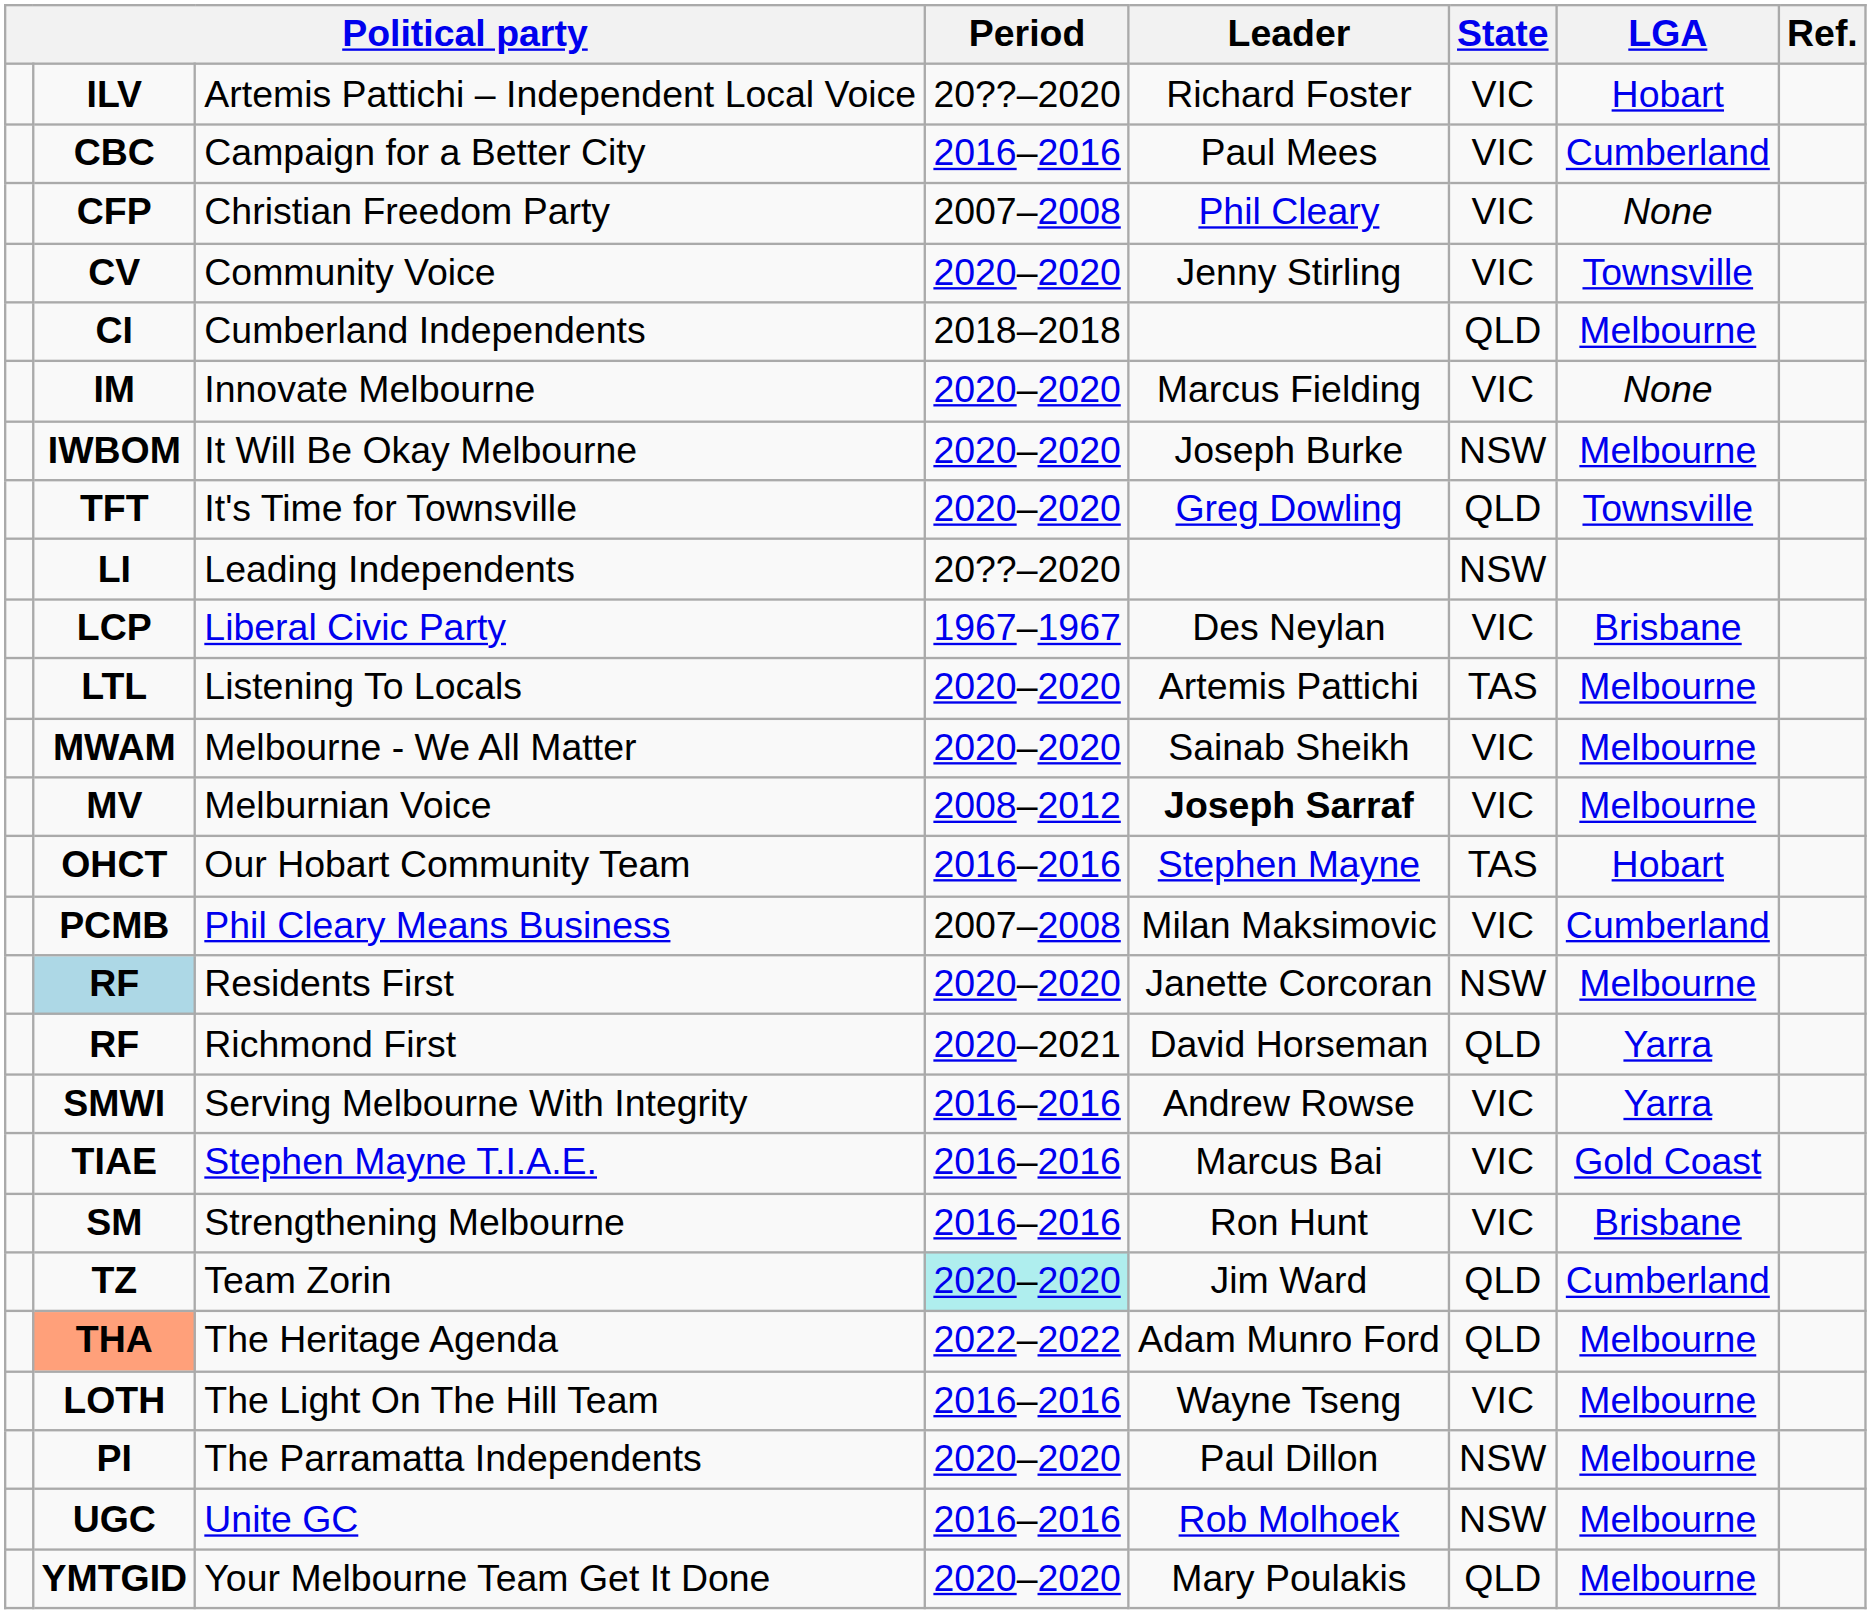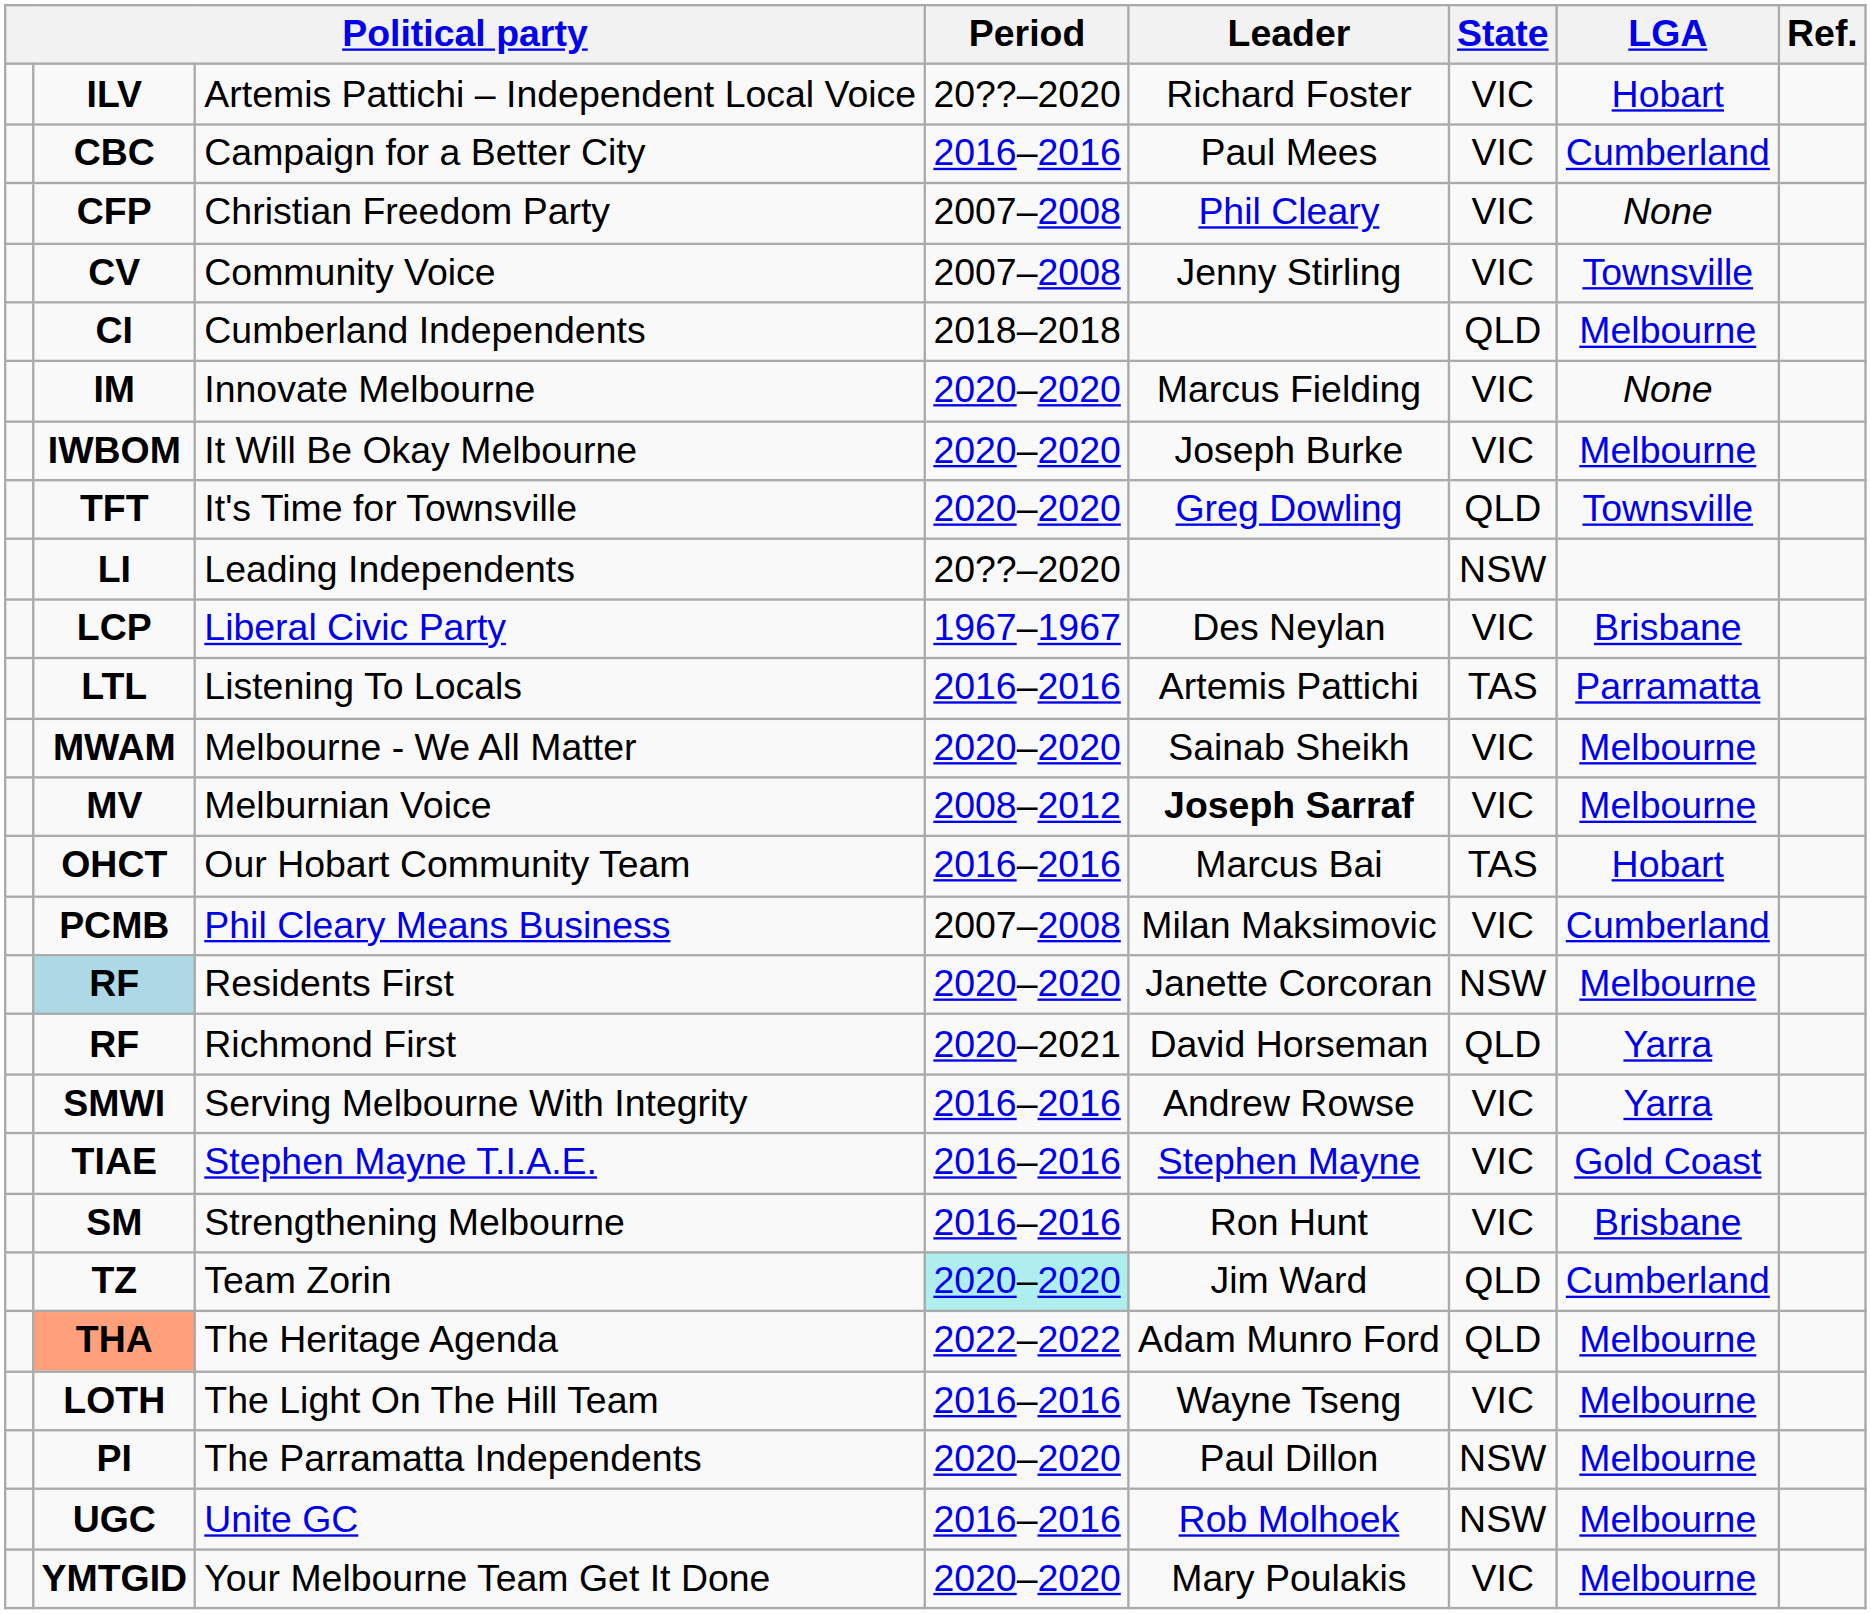(1027, 271) 2020–2020 -> (1027, 271) 2007–2008
(1503, 449) NSW -> (1503, 449) VIC
(1027, 687) 2020–2020 -> (1027, 687) 2016–2016
(1668, 687) Melbourne -> (1668, 687) Parramatta
(1289, 865) Stephen Mayne -> (1289, 865) Marcus Bai
(1289, 1162) Marcus Bai -> (1289, 1162) Stephen Mayne
(1503, 1578) QLD -> (1503, 1578) VIC
